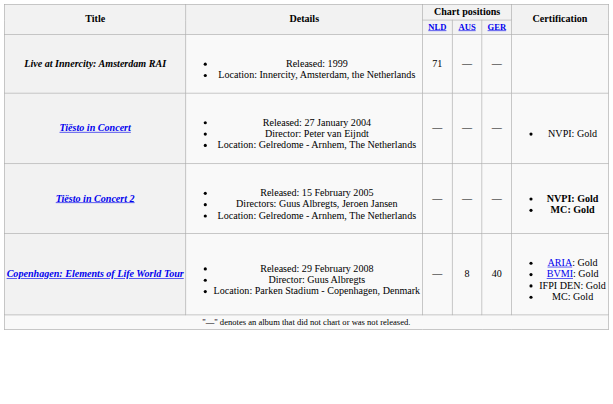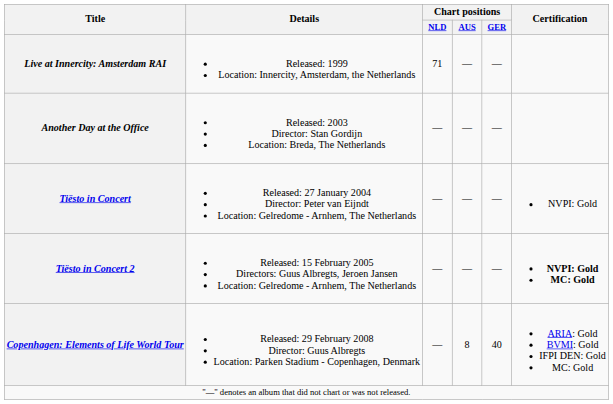+ row: (95, 128)
